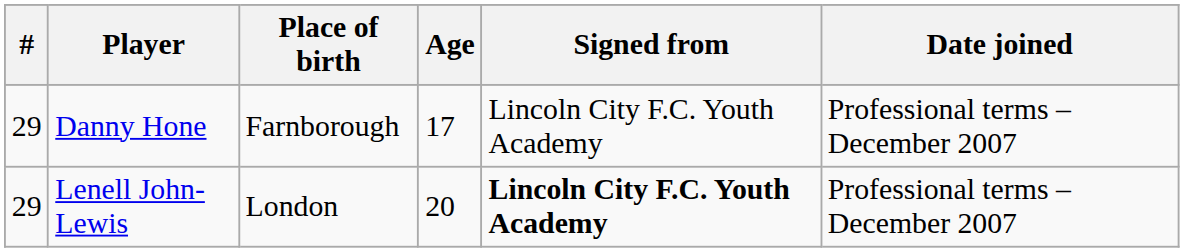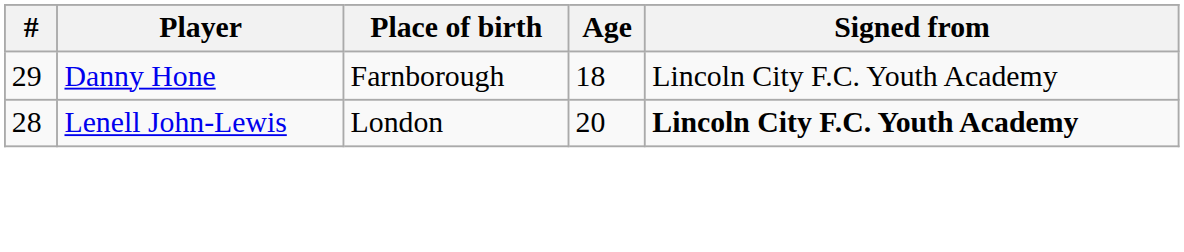- column: (1000, 44)
(440, 125) 17 -> (590, 75) 18
(27, 206) 29 -> (27, 122) 28
